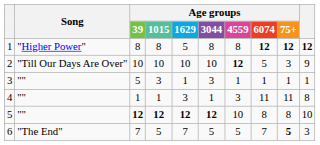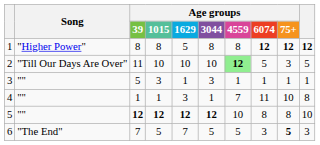(138, 64) 10 -> (138, 64) 11
(238, 64) no background -> (238, 64) lightgreen background
(307, 64) 9 -> (307, 64) 5
(238, 98) 3 -> (238, 98) 7
(288, 98) 11 -> (288, 98) 10
(264, 132) 7 -> (264, 132) 3
